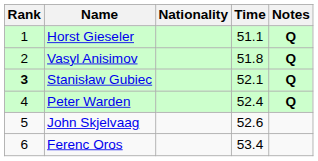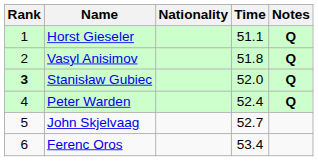(250, 79) 52.1 -> (250, 79) 52.0
(250, 123) 52.6 -> (250, 123) 52.7
